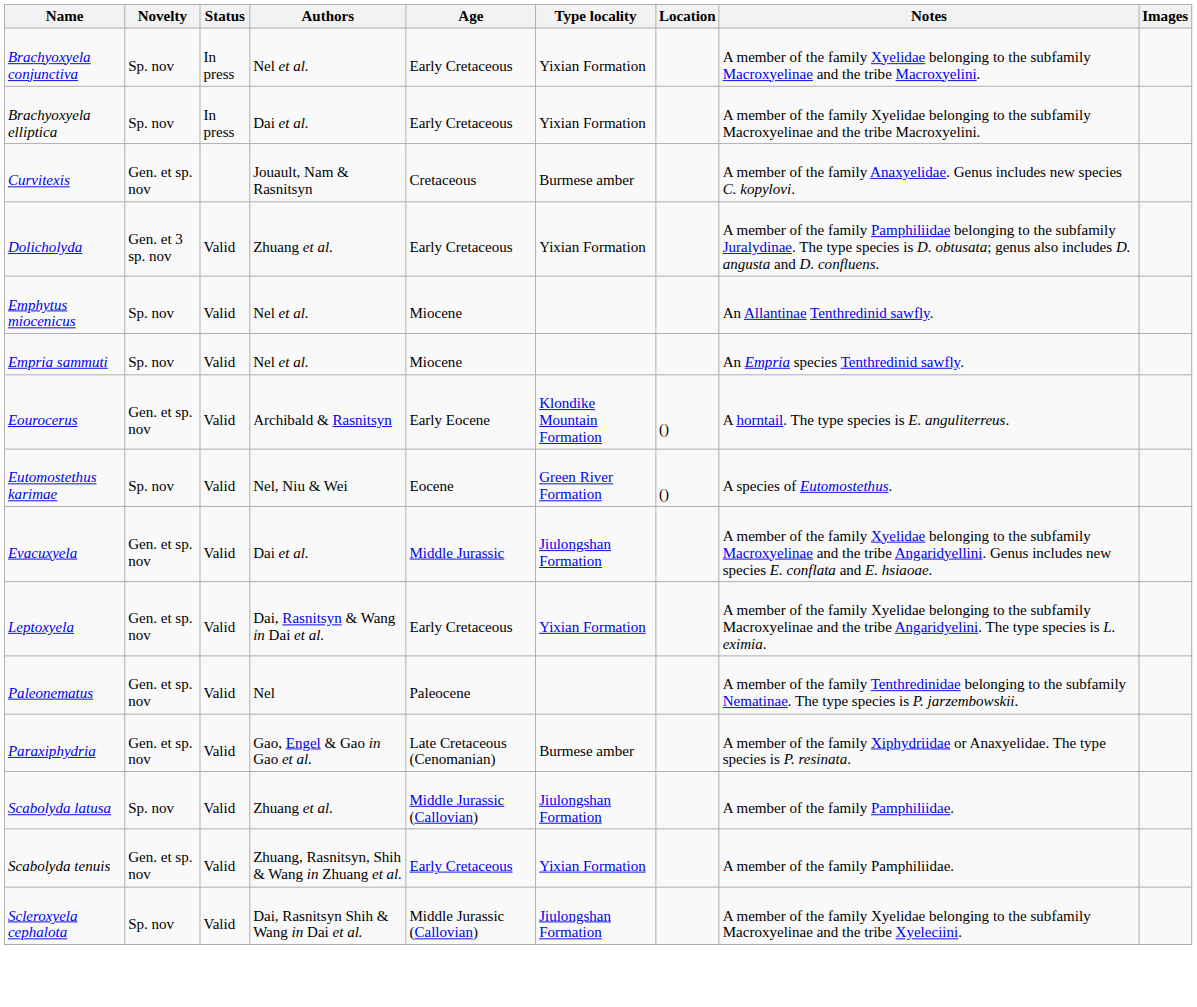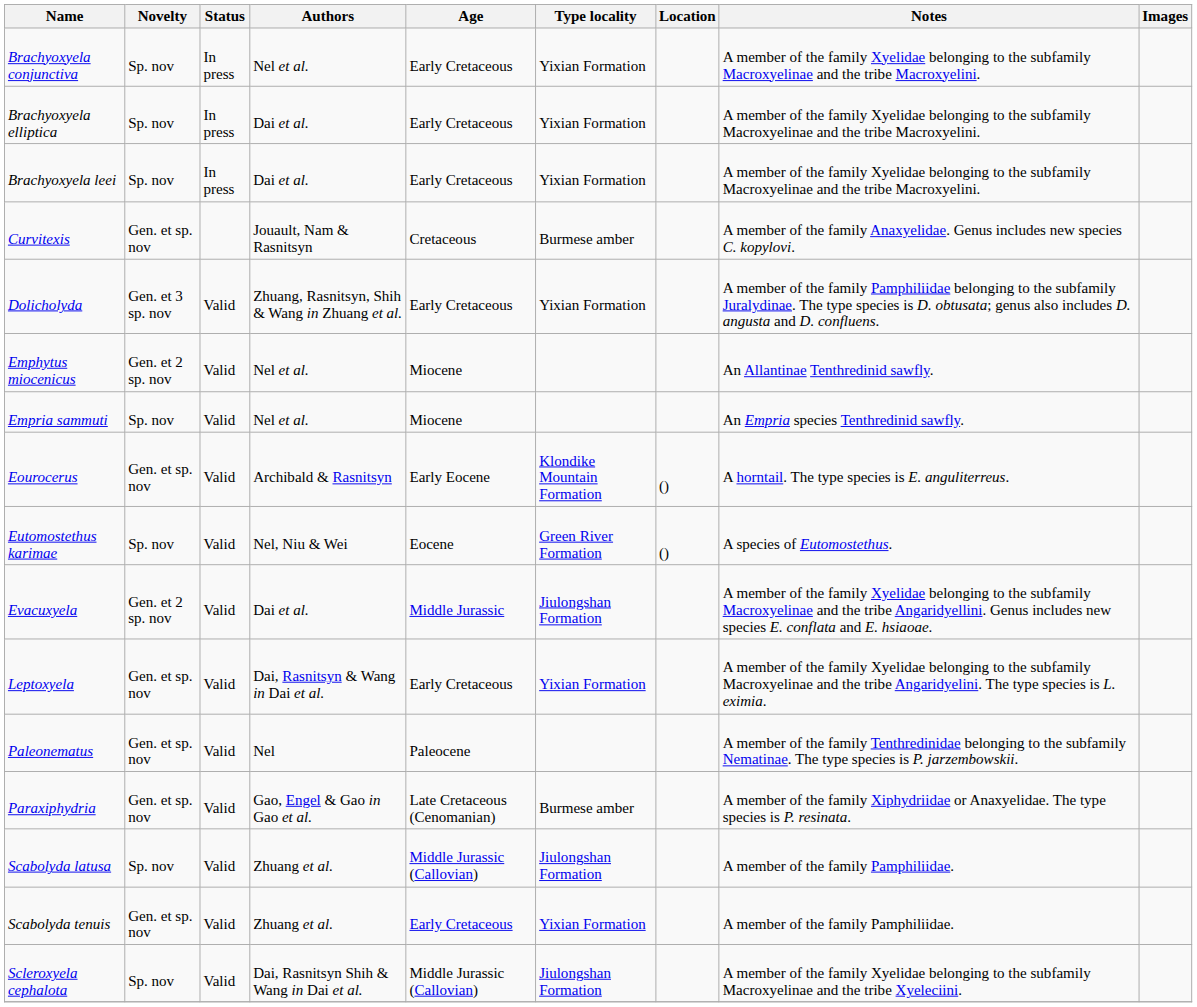+ row: (62, 181)
(293, 247) Zhuang et al. -> (328, 304) Zhuang, Rasnitsyn, Shih & Wang in Zhuang et al.
(151, 313) Sp. nov -> (156, 371) Gen. et 2 sp. nov
(160, 552) Gen. et sp. nov -> (156, 610) Gen. et 2 sp. nov
(328, 866) Zhuang, Rasnitsyn, Shih & Wang in Zhuang et al. -> (293, 924) Zhuang et al.
